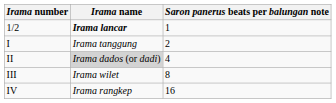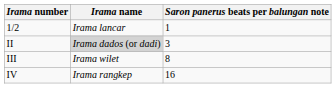(100, 28) bold -> (99, 28) normal
- row: (8, 43)
(168, 59) 4 -> (168, 43) 3
